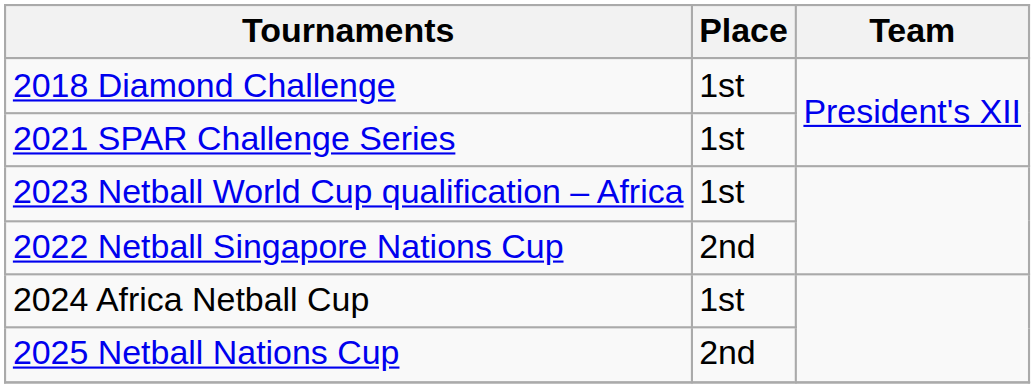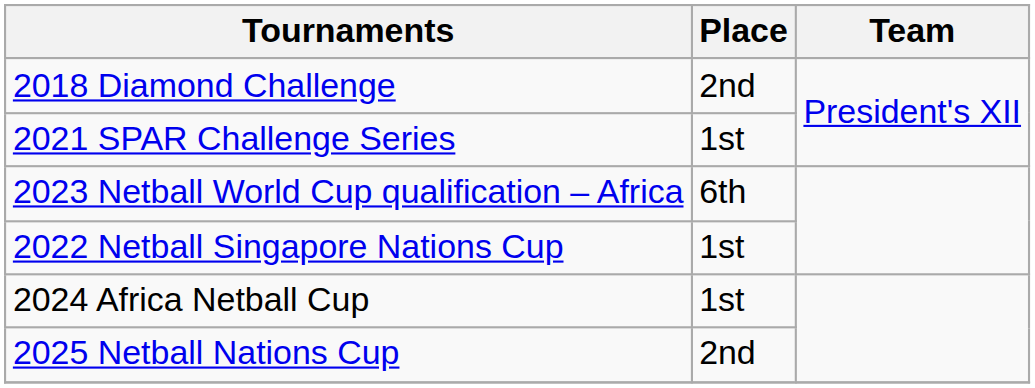(722, 85) 1st -> (727, 85) 2nd
(722, 192) 1st -> (723, 192) 6th
(727, 246) 2nd -> (722, 246) 1st
